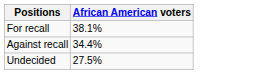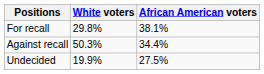+ column: (104, 12)
